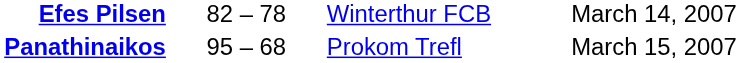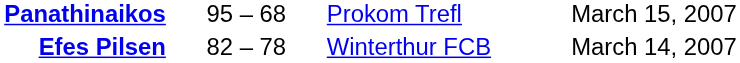rows swapped: (102, 14) <-> (85, 47)
